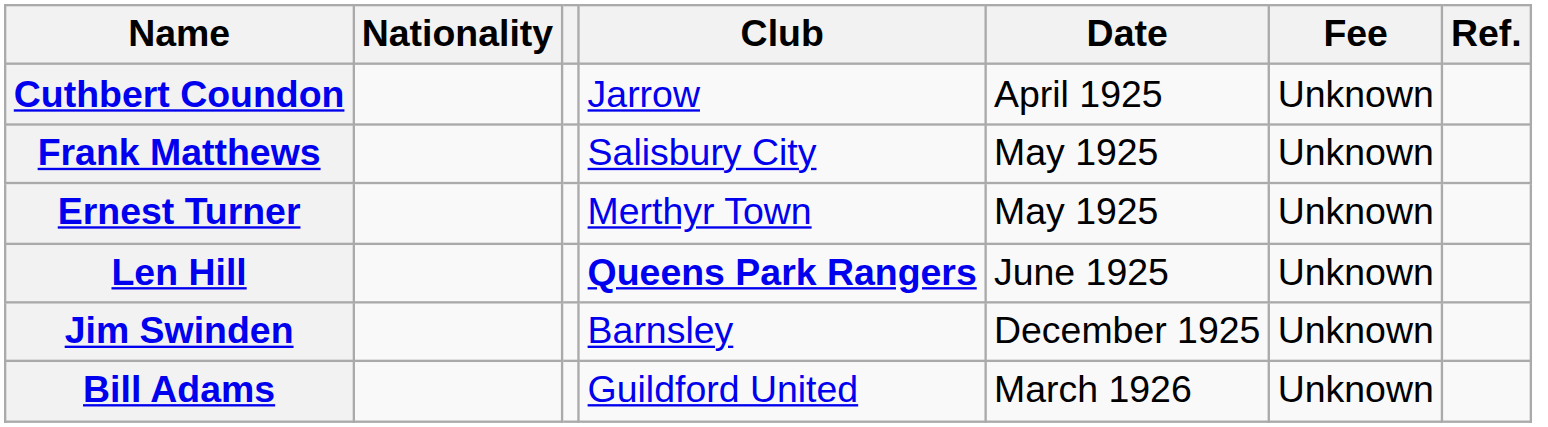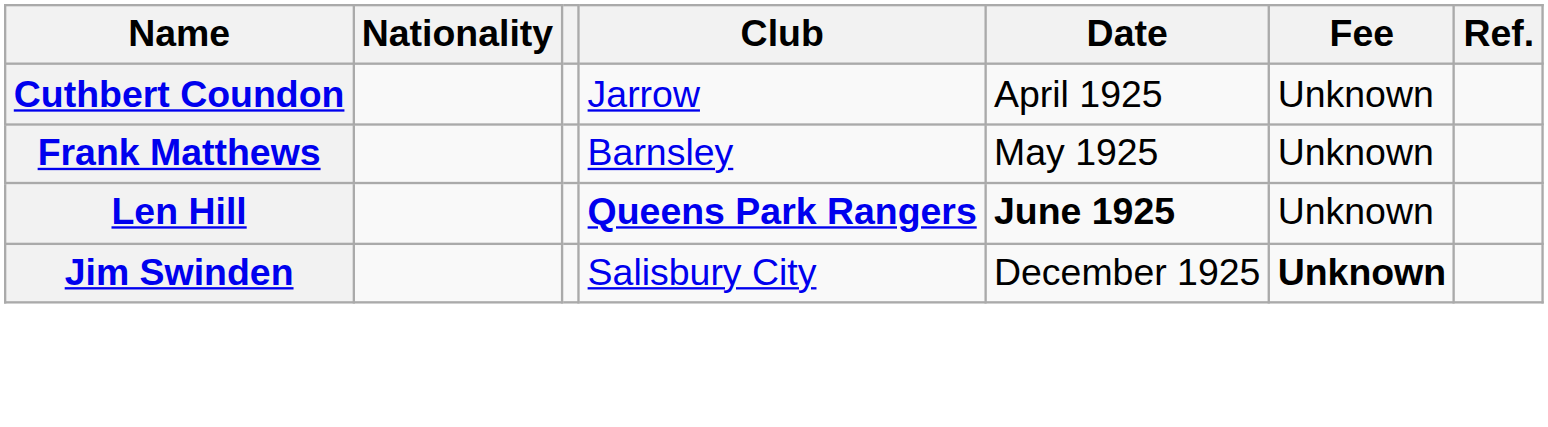(702, 152) Salisbury City -> (660, 152) Barnsley
- row: (179, 212)
(1081, 271) normal -> (1085, 212) bold
(660, 331) Barnsley -> (702, 271) Salisbury City
(1356, 331) normal -> (1362, 271) bold
- row: (179, 390)
